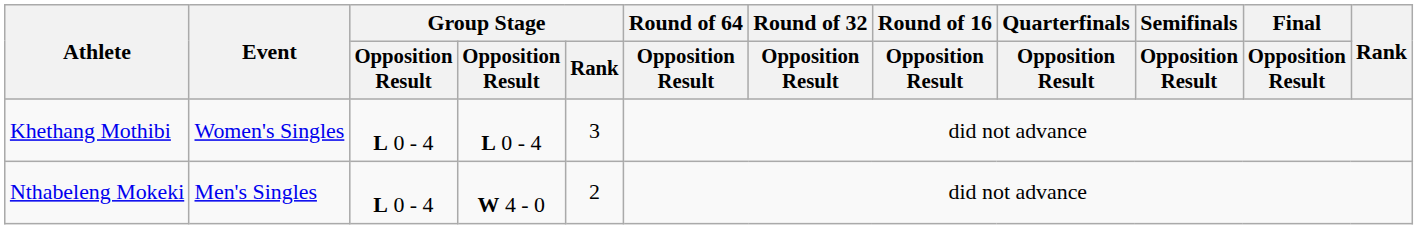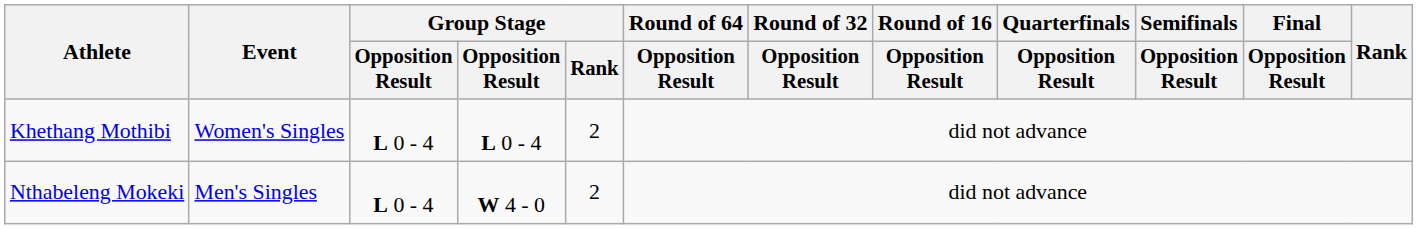(594, 130) 3 -> (594, 130) 2
